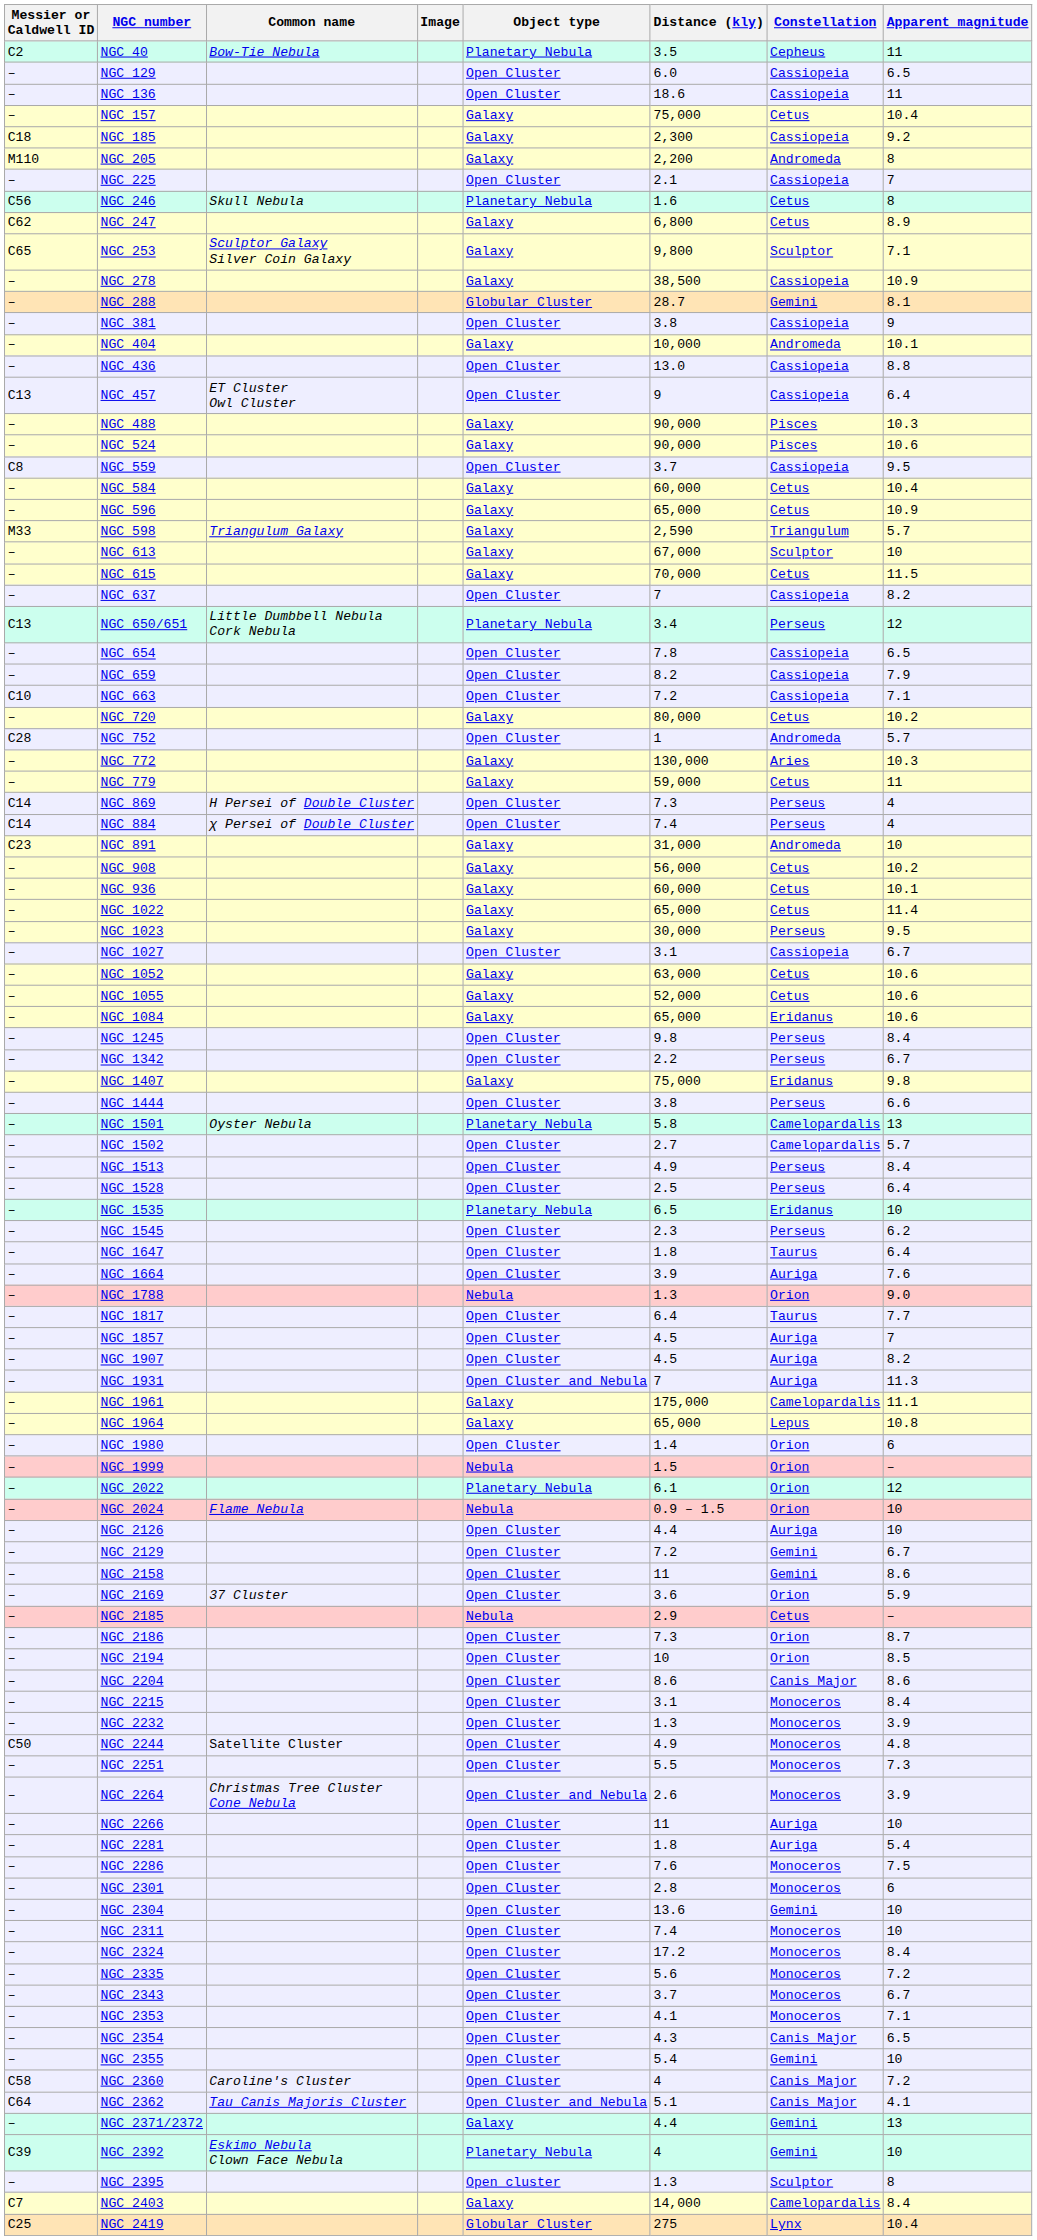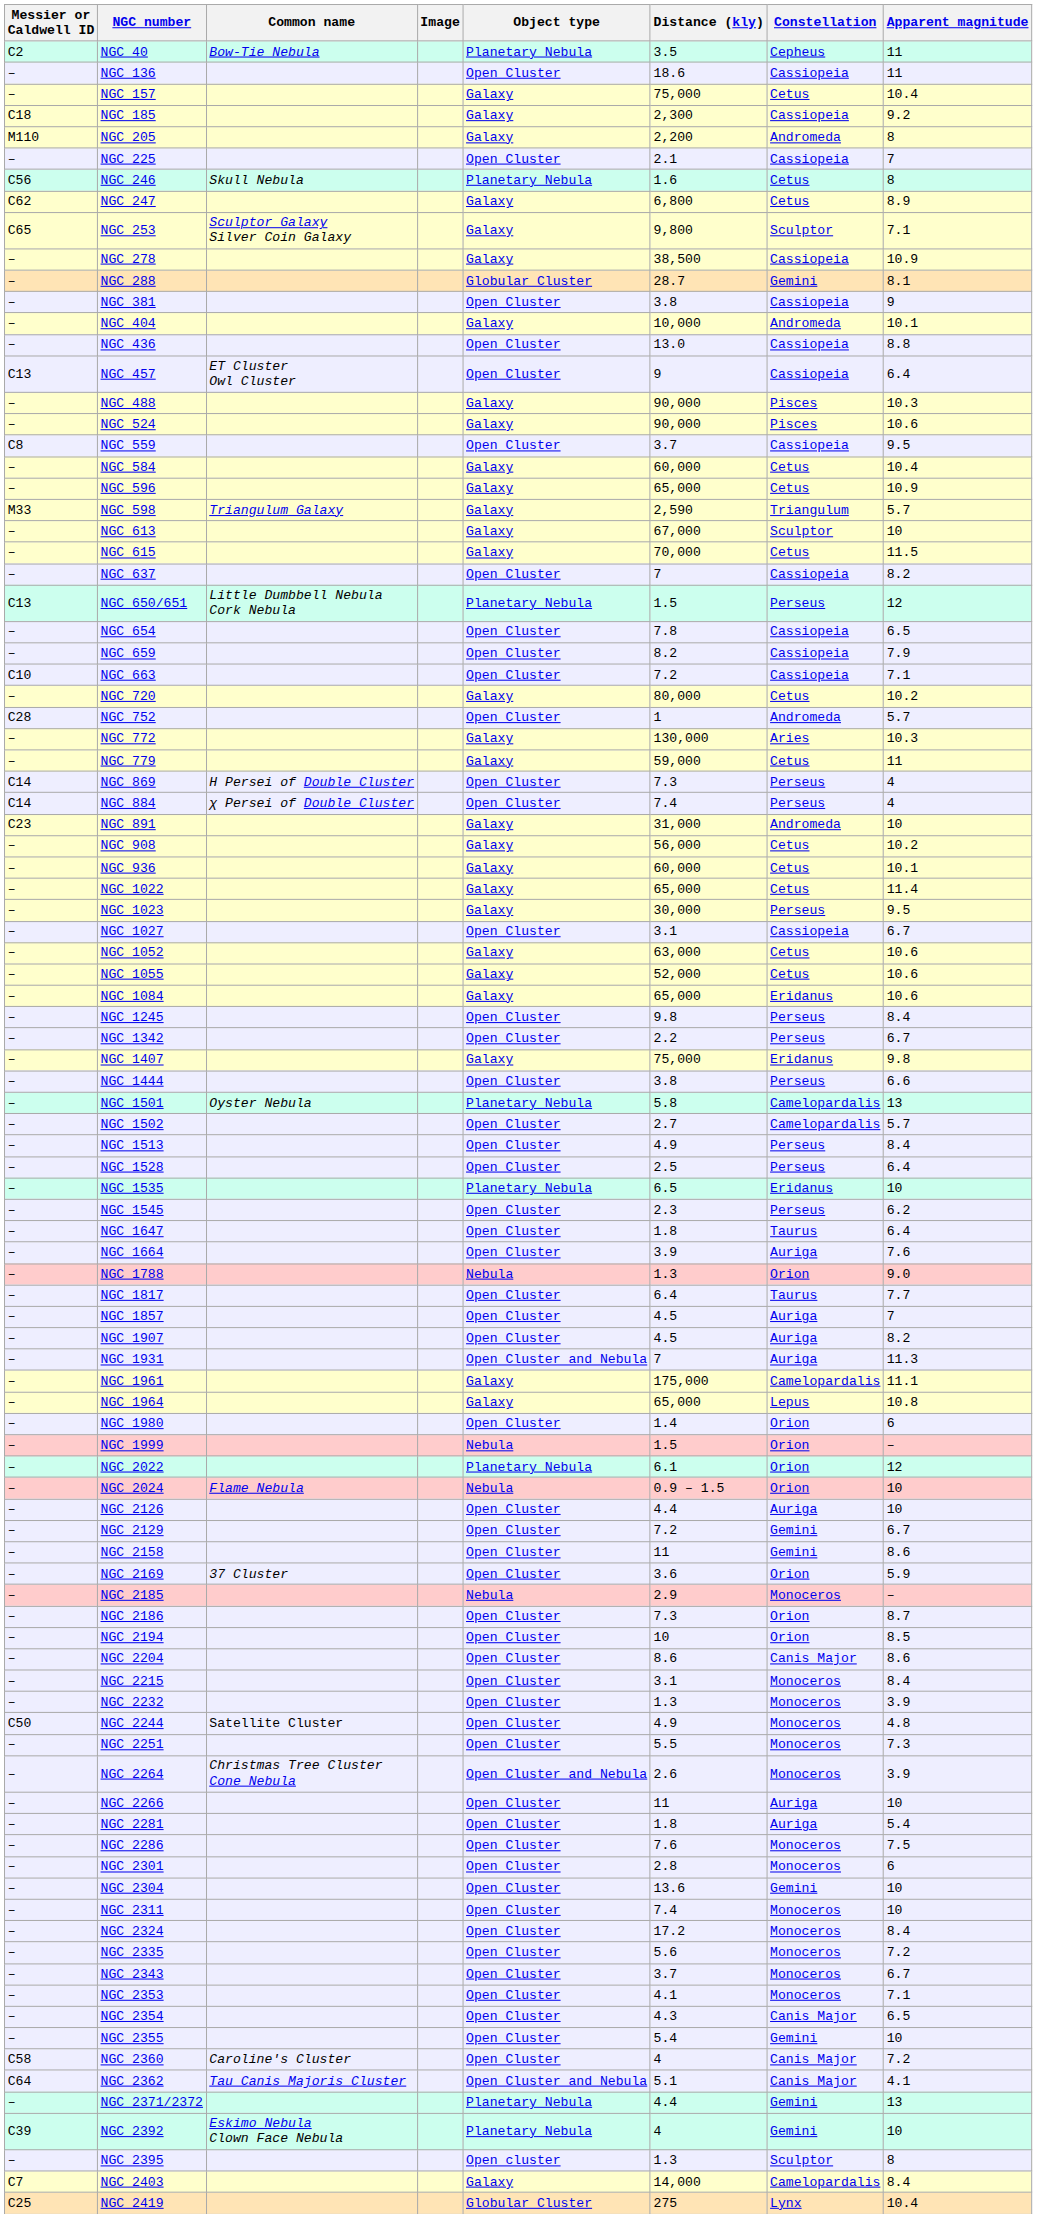- row: (128, 73)
(665, 625) 3.4 -> (665, 603) 1.5
(790, 1617) Cetus -> (806, 1595) Monoceros
(490, 2124) Galaxy -> (529, 2102) Planetary Nebula
